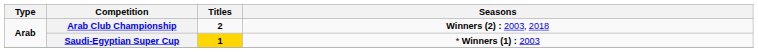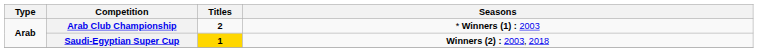(498, 26) Winners (2) : 2003‚ 2018 -> (498, 26) * Winners (1) : 2003
(498, 41) * Winners (1) : 2003 -> (498, 41) Winners (2) : 2003‚ 2018
